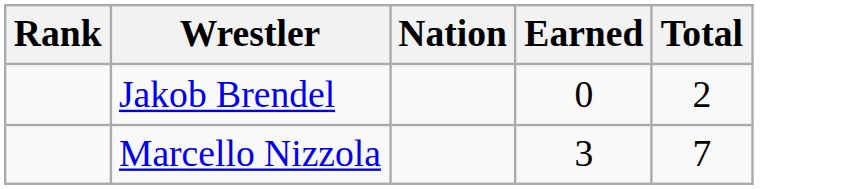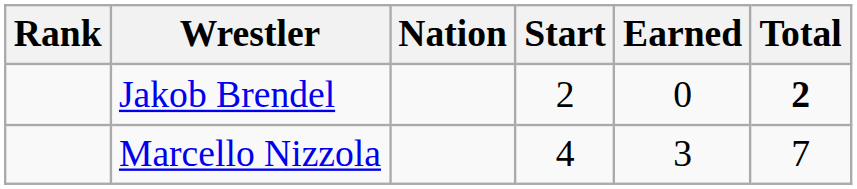+ column: (565, 34)
(702, 93) normal -> (801, 93) bold
